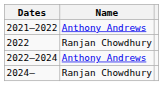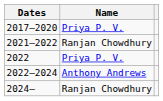+ row: (32, 27)
(104, 27) Anthony Andrews -> (107, 42) Ranjan Chowdhury
(107, 42) Ranjan Chowdhury -> (93, 58) Priya P. V.
